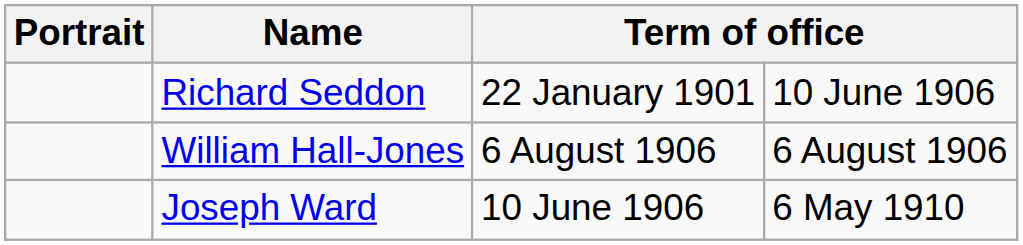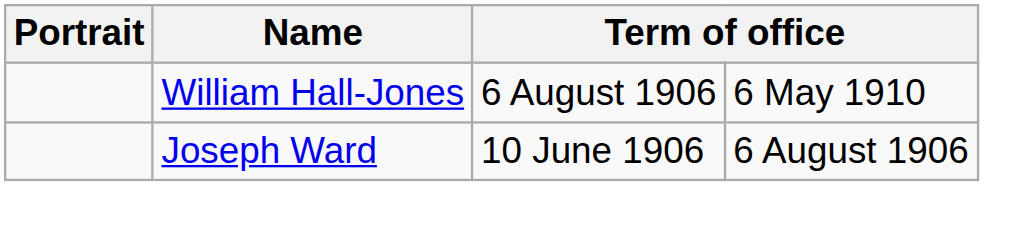- row: (293, 92)
(890, 150) 6 August 1906 -> (830, 92) 6 May 1910
(868, 208) 6 May 1910 -> (851, 150) 6 August 1906
